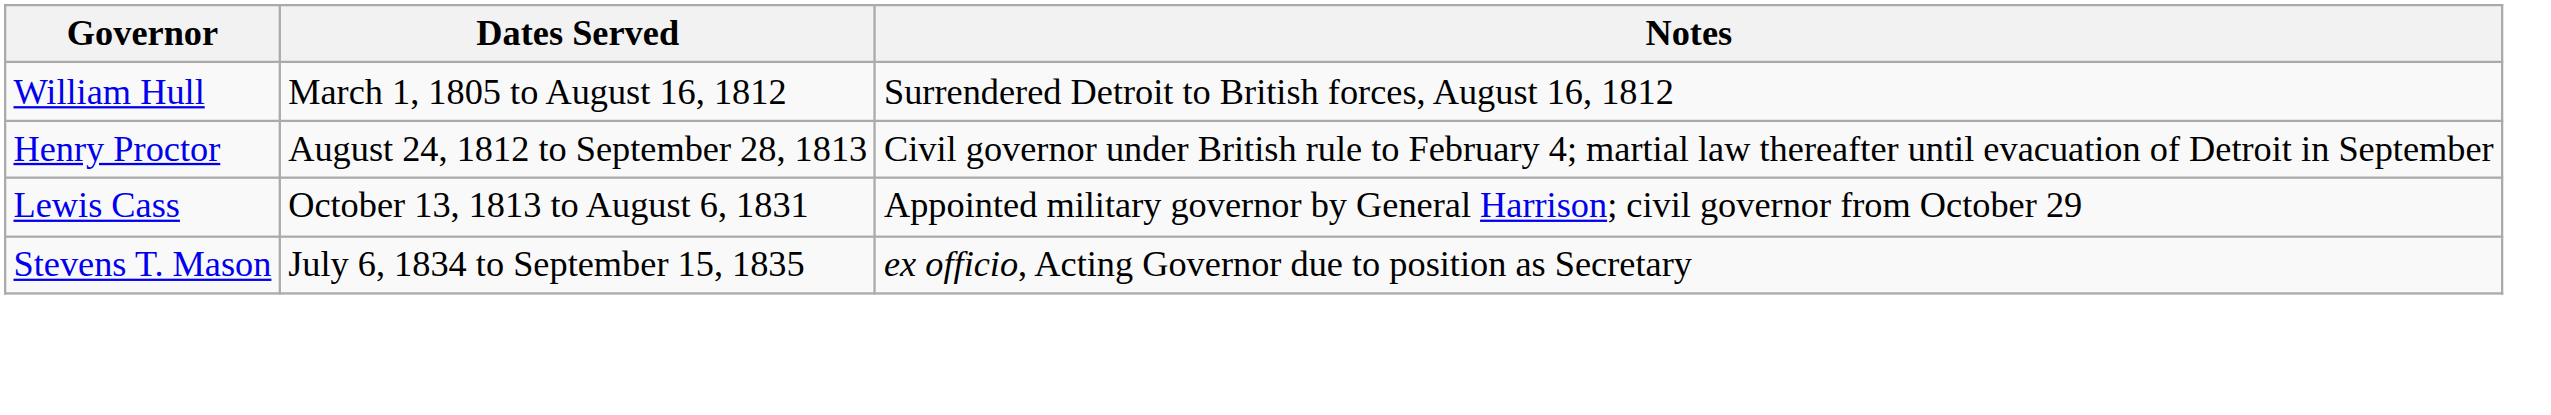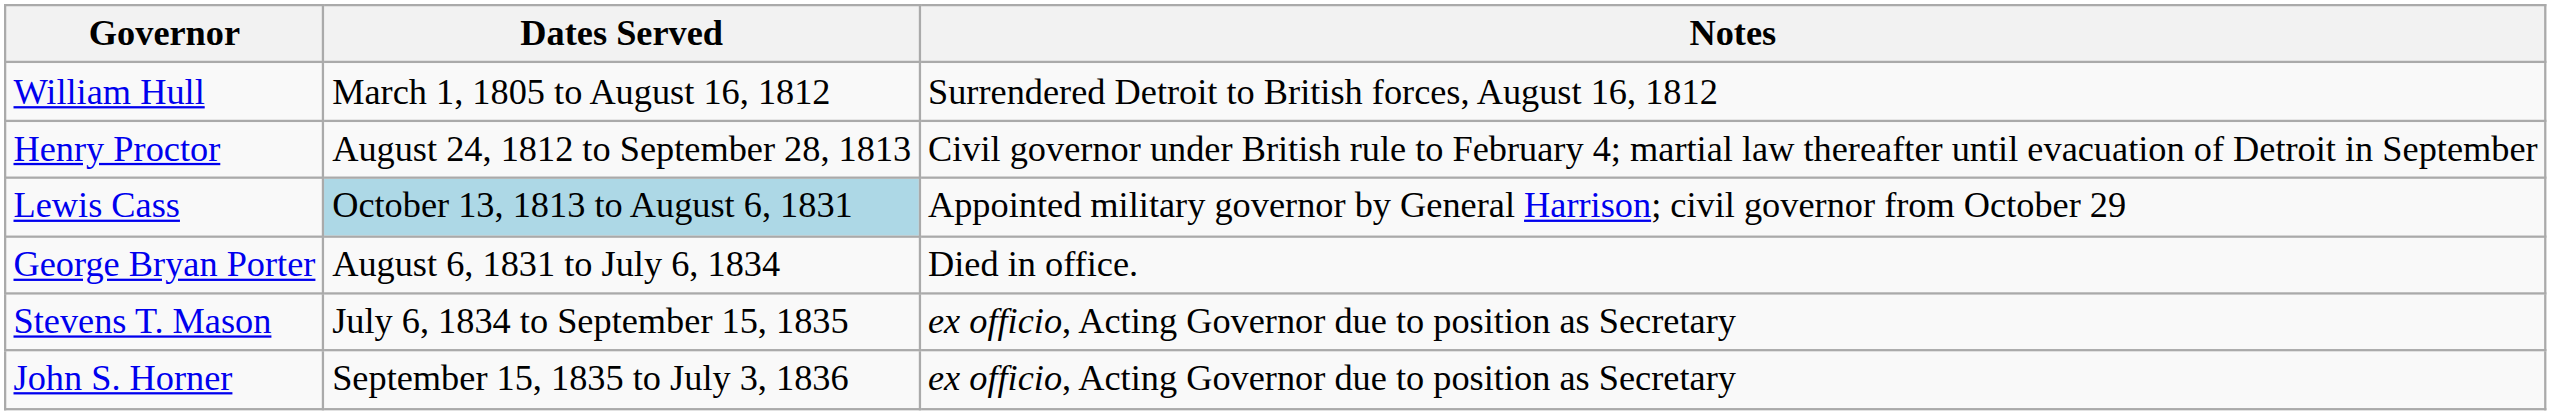(548, 206) no background -> (592, 206) lightblue background
+ row: (164, 263)
+ row: (123, 378)
